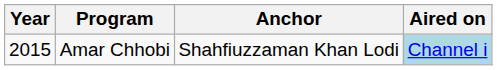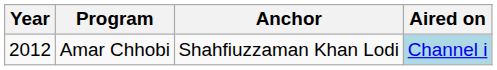(30, 49) 2015 -> (30, 49) 2012
